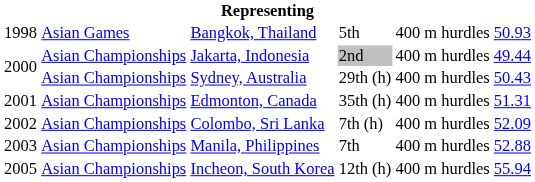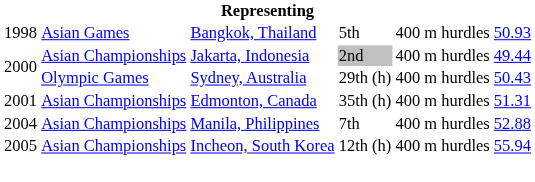(114, 78) Asian Championships -> (95, 78) Olympic Games
- row: (257, 123)
(21, 146) 2003 -> (21, 123) 2004
